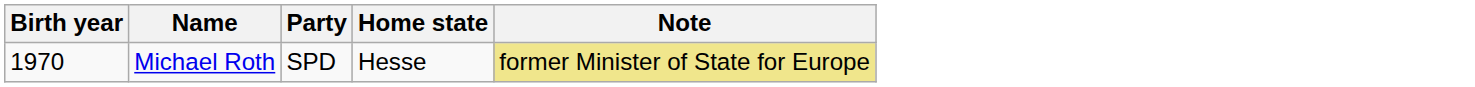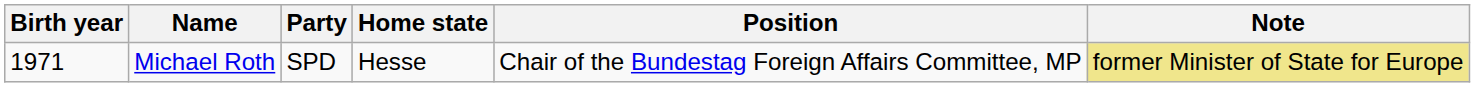+ column: (791, 23)
(37, 61) 1970 -> (37, 61) 1971
